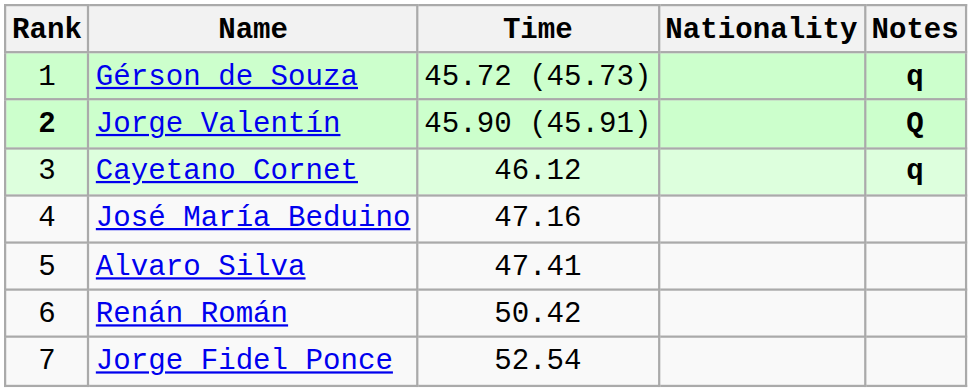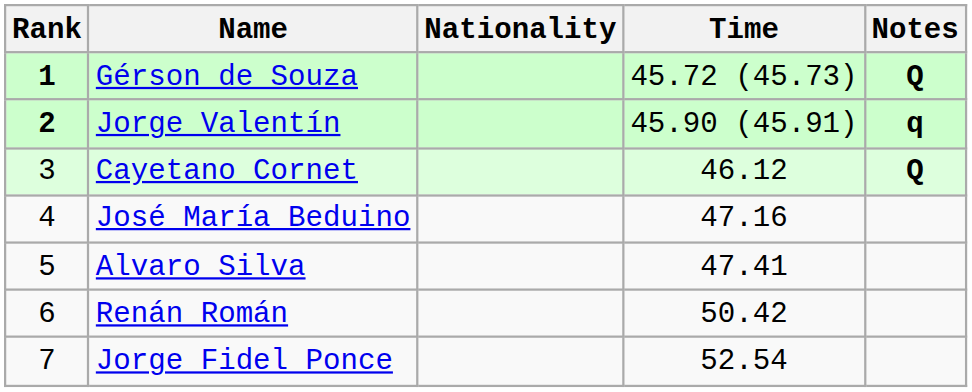columns swapped: (761, 29) <-> (538, 29)
(47, 76) normal -> (47, 76) bold
(915, 76) q -> (915, 76) Q
(915, 124) Q -> (915, 124) q
(915, 171) q -> (915, 171) Q
